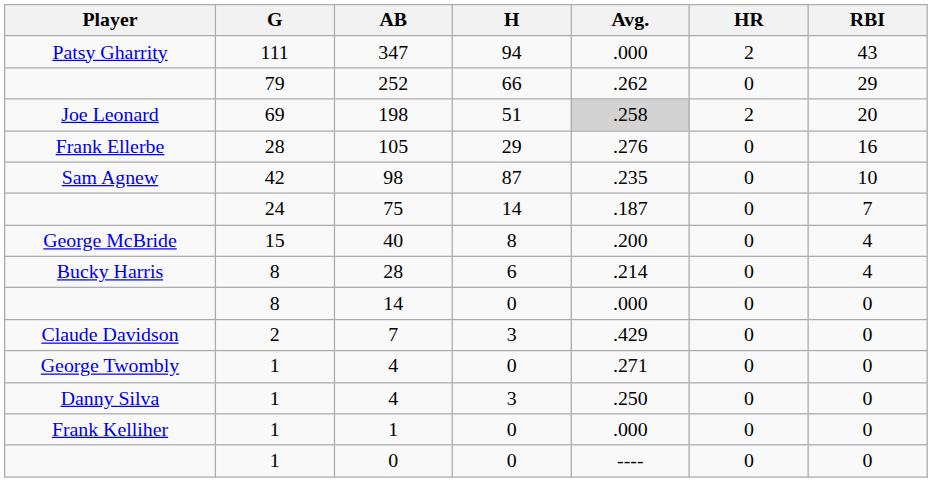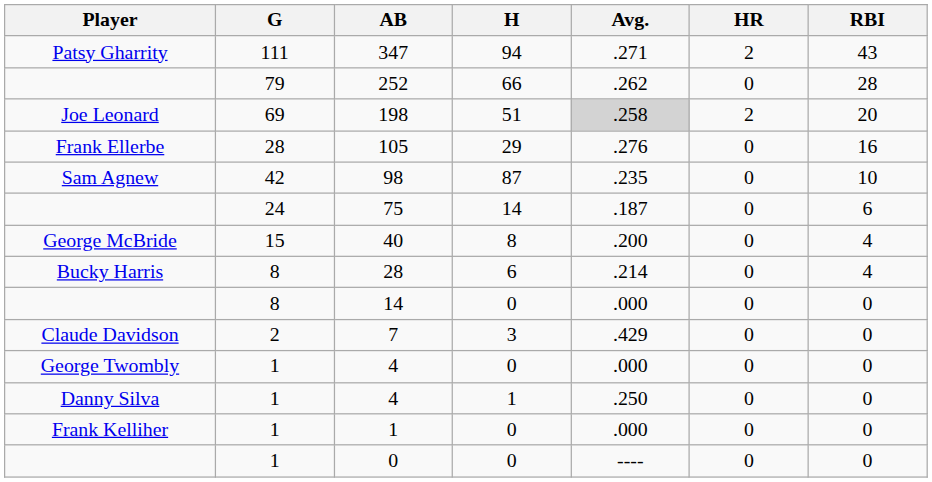(630, 51) .000 -> (630, 51) .271
(867, 83) 29 -> (867, 83) 28
(867, 209) 7 -> (867, 209) 6
(630, 366) .271 -> (630, 366) .000
(512, 397) 3 -> (512, 397) 1
